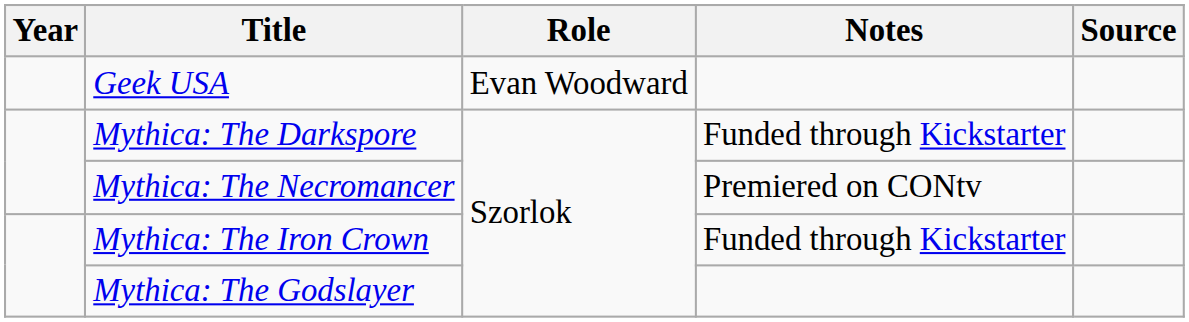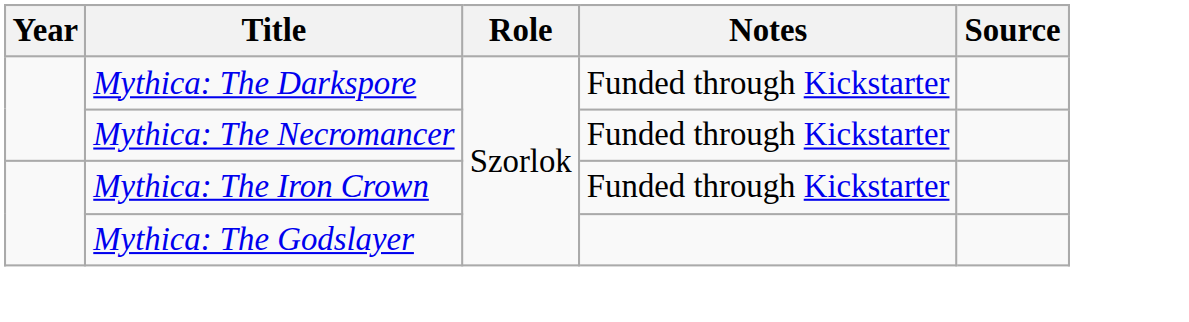- row: (161, 82)
(842, 186) Premiered on CONtv -> (768, 134) Funded through Kickstarter
